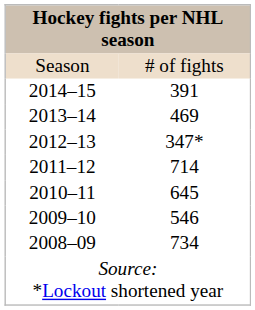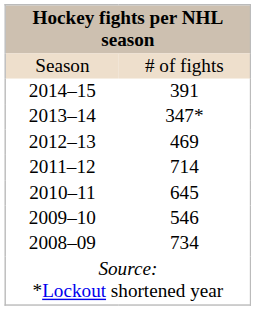(184, 116) 469 -> (184, 116) 347*
(184, 141) 347* -> (184, 141) 469
